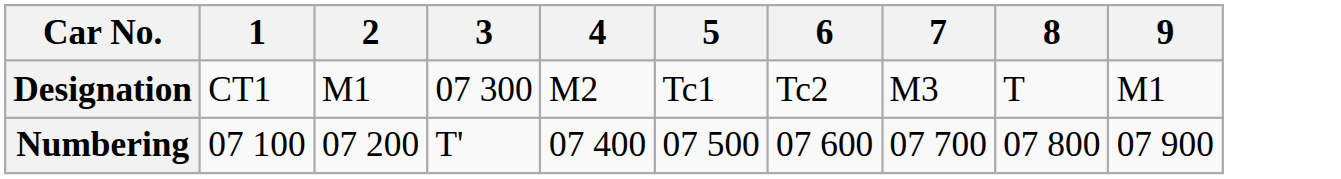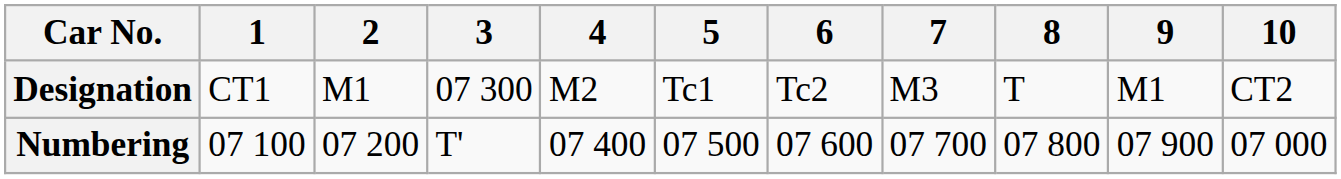+ column: (1279, 32)
